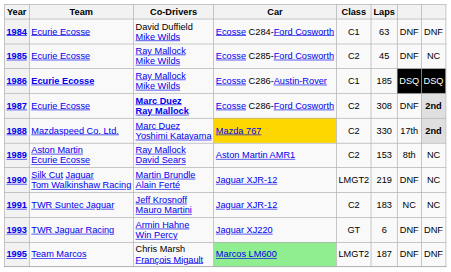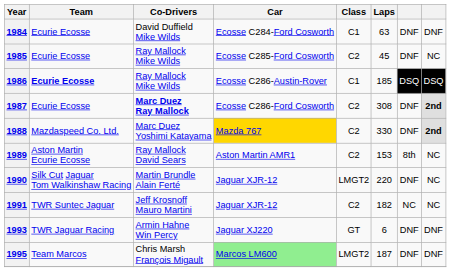(409, 131) 17th -> (409, 131) DNF
(384, 180) 219 -> (384, 180) 220
(384, 205) 183 -> (384, 205) 182
